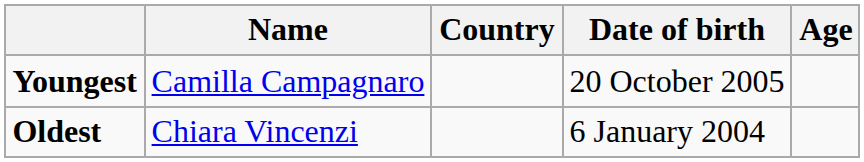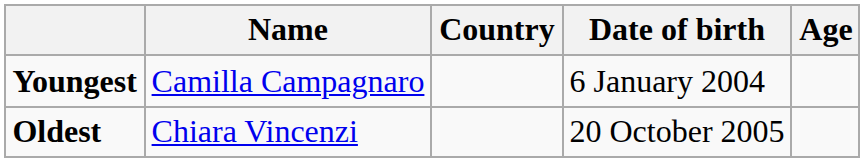(677, 80) 20 October 2005 -> (667, 80) 6 January 2004
(667, 131) 6 January 2004 -> (677, 131) 20 October 2005
